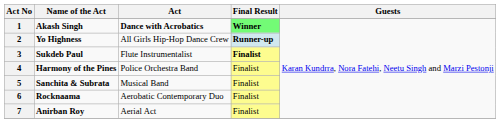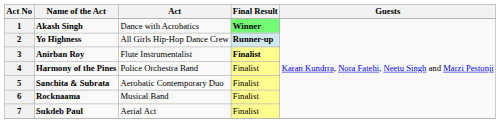(162, 26) bold -> (160, 26) normal
(59, 54) Sukdeb Paul -> (60, 54) Anirban Roy
(145, 83) Musical Band -> (172, 83) Aerobatic Contemporary Duo
(172, 97) Aerobatic Contemporary Duo -> (145, 97) Musical Band
(60, 111) Anirban Roy -> (59, 111) Sukdeb Paul
